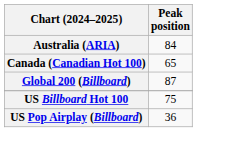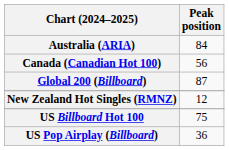(170, 63) 65 -> (201, 63) 56
+ row: (92, 99)
